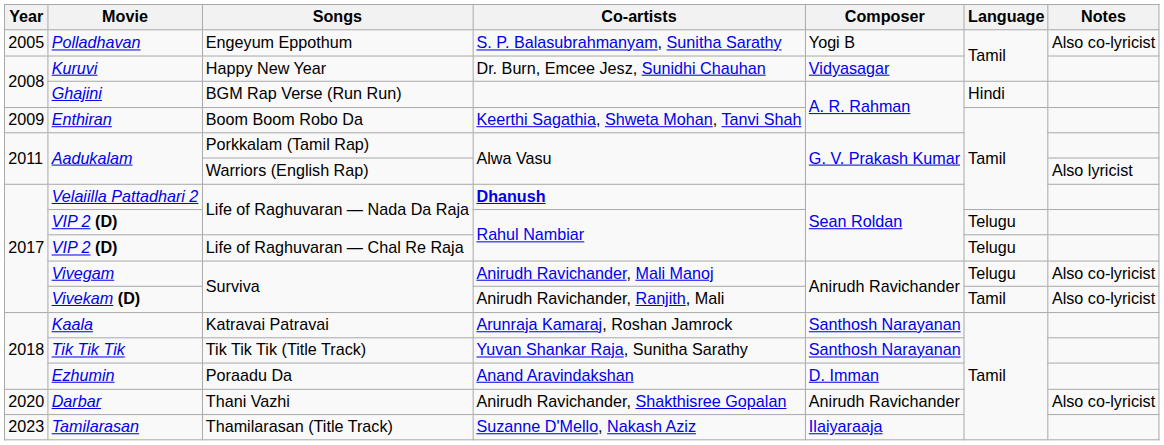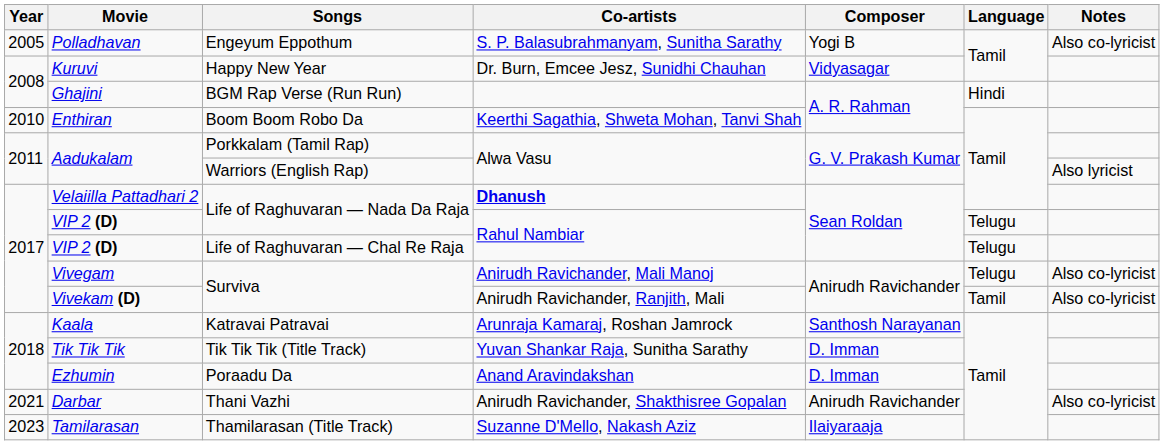(26, 119) 2009 -> (26, 119) 2010
(885, 350) Santhosh Narayanan -> (844, 350) D. Imman
(26, 401) 2020 -> (26, 401) 2021
